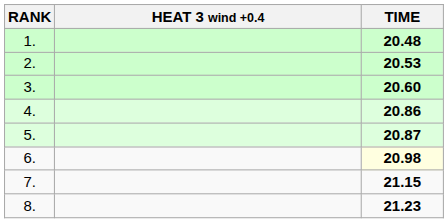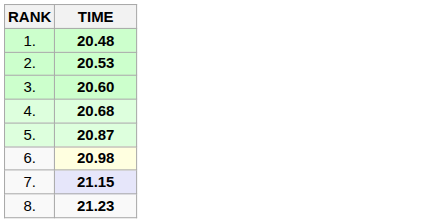- column: (208, 17)
(402, 111) 20.86 -> (96, 111) 20.68
(402, 182) no background -> (96, 182) lavender background
